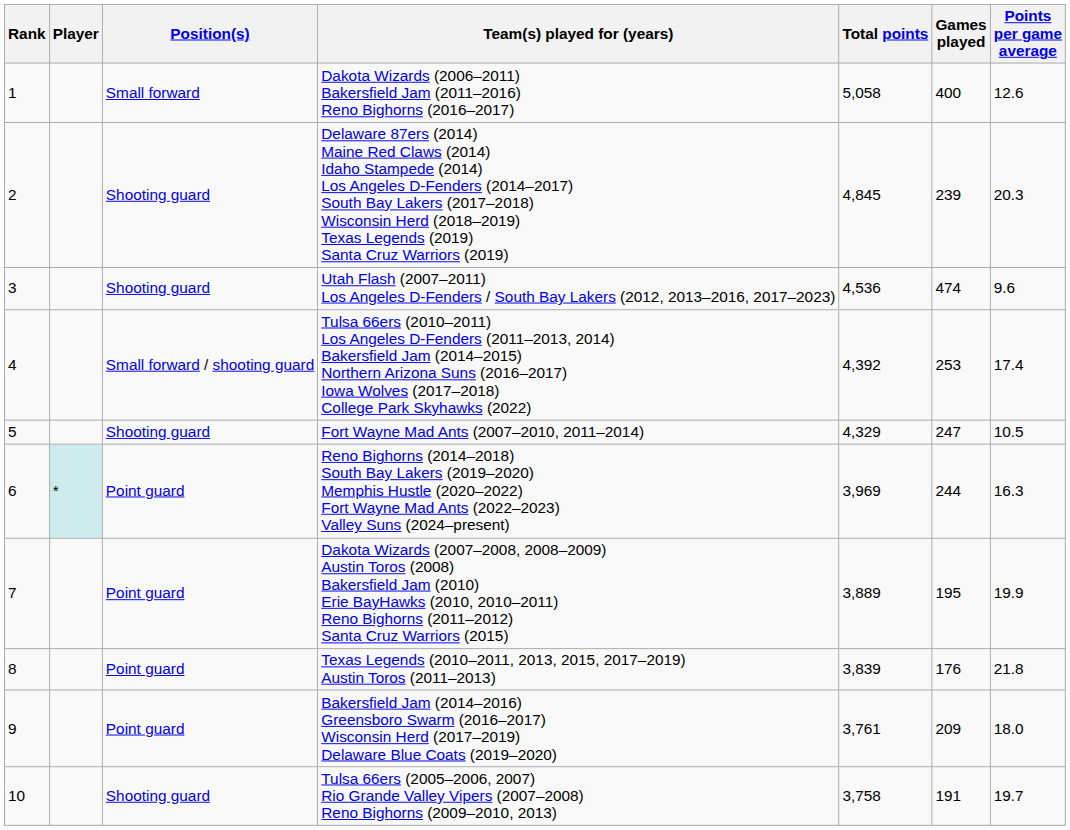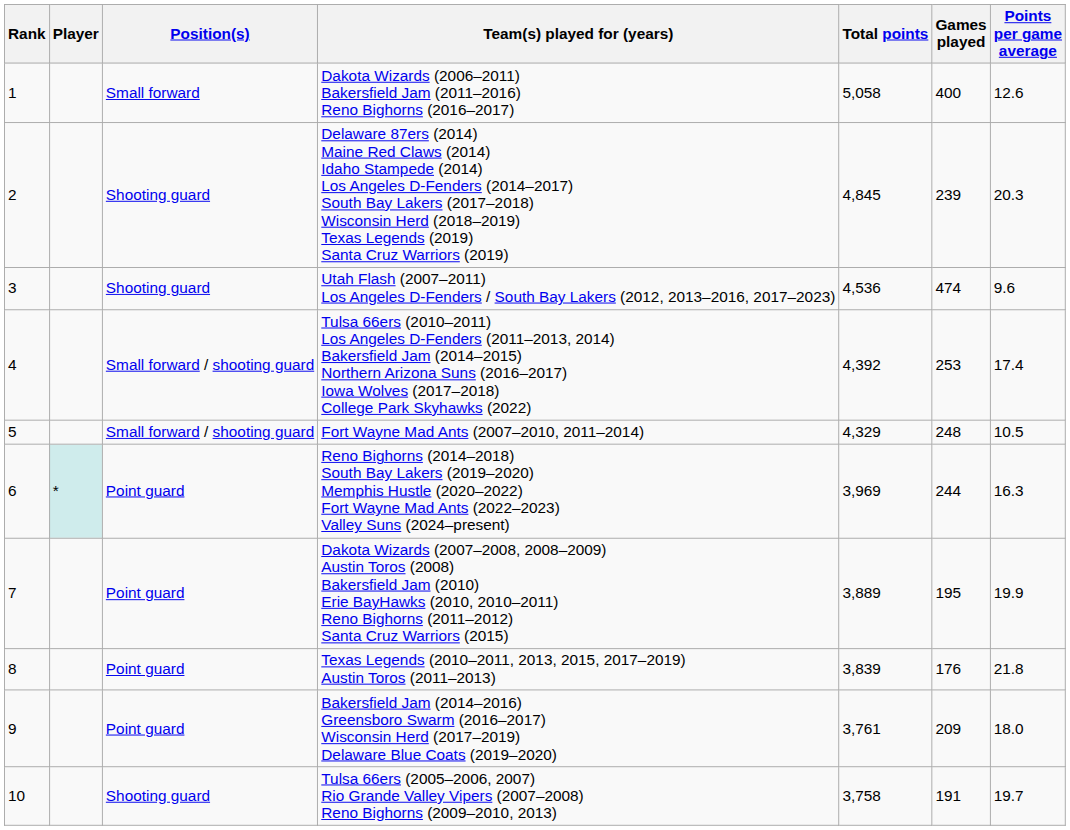(158, 432) Shooting guard -> (210, 432) Small forward / shooting guard
(948, 432) 247 -> (948, 432) 248
